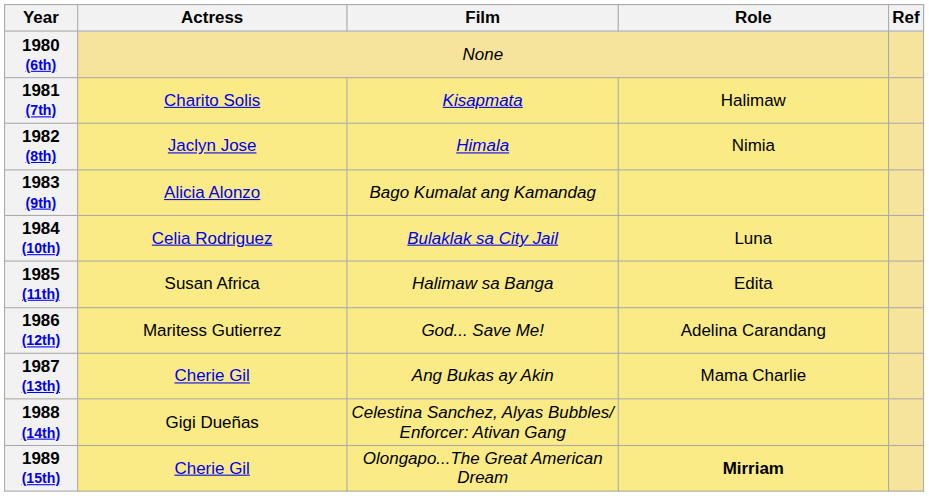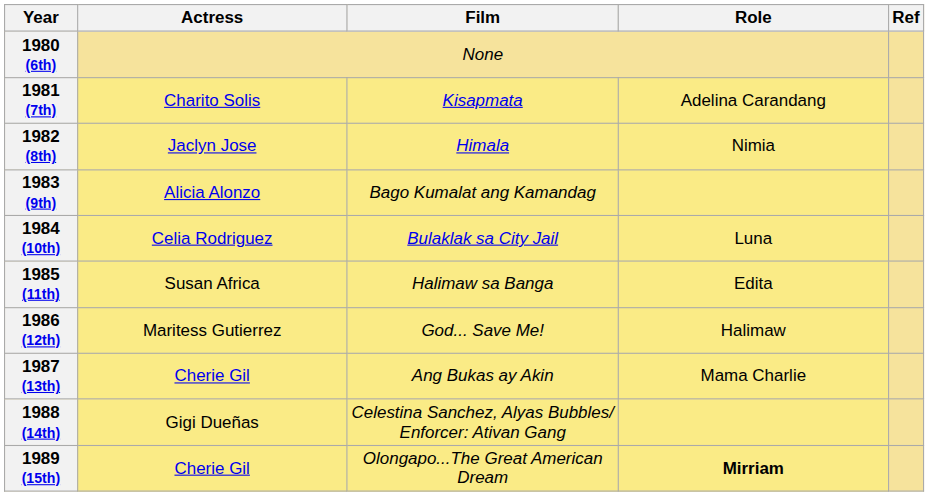(753, 100) Halimaw -> (753, 100) Adelina Carandang
(753, 330) Adelina Carandang -> (753, 330) Halimaw
